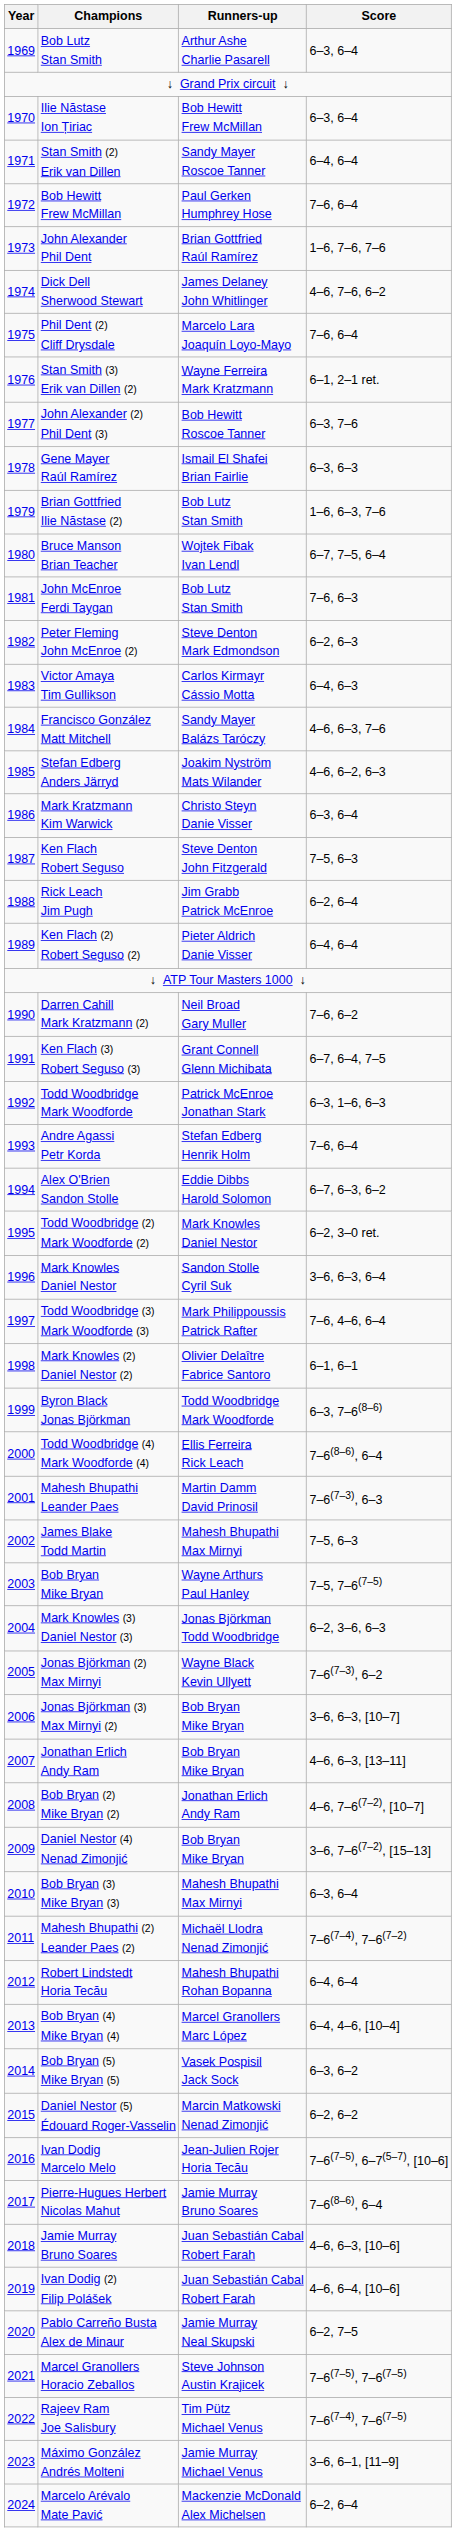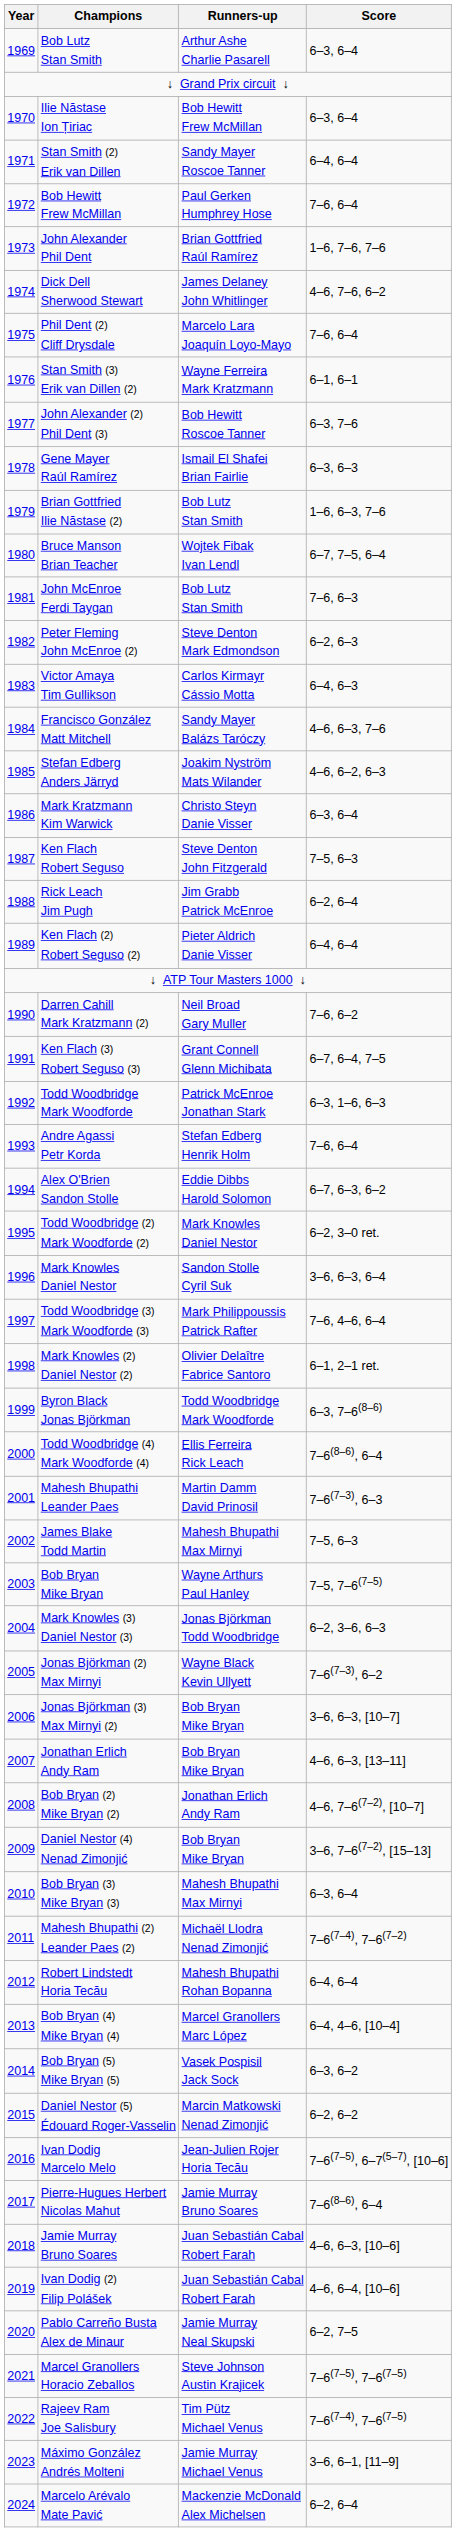(344, 379) 6–1, 2–1 ret. -> (334, 379) 6–1, 6–1
(334, 1366) 6–1, 6–1 -> (344, 1366) 6–1, 2–1 ret.
